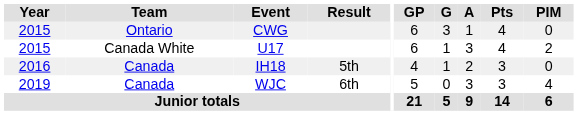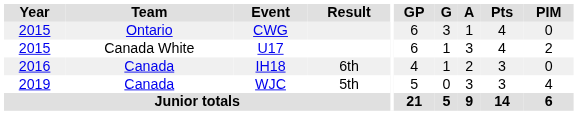(349, 66) 5th -> (349, 66) 6th
(349, 84) 6th -> (349, 84) 5th
